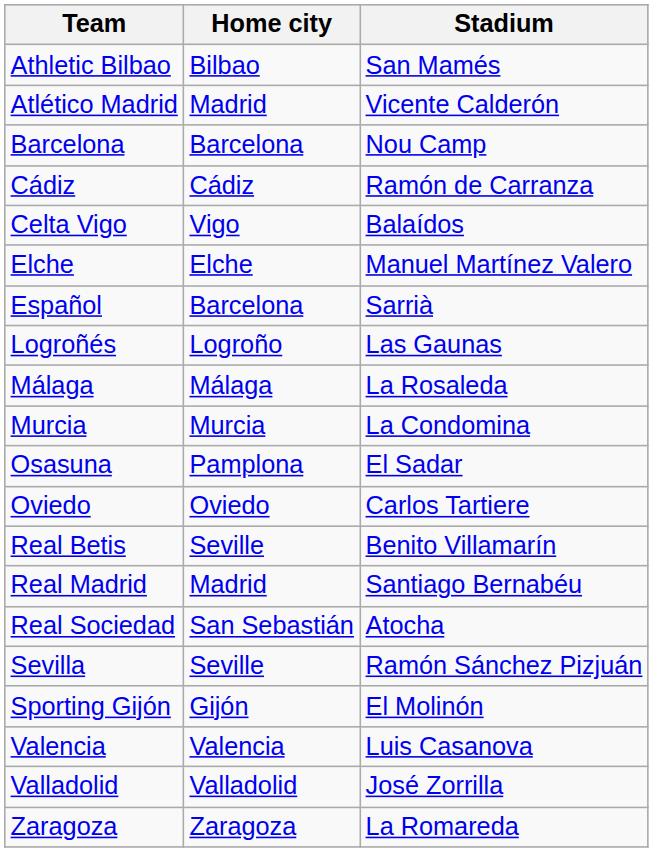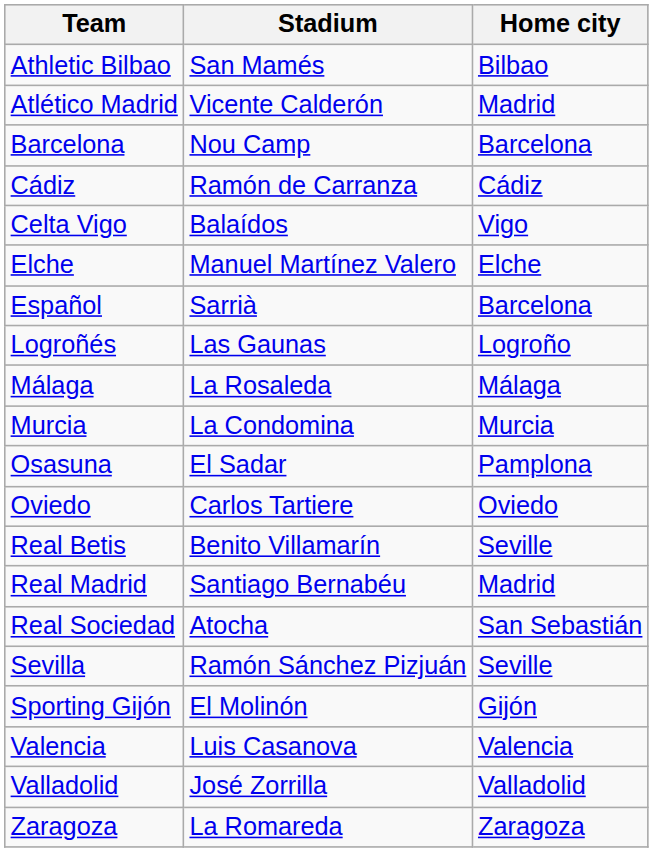columns swapped: (272, 24) <-> (504, 24)
